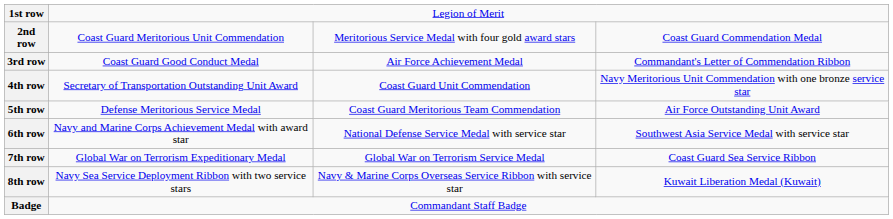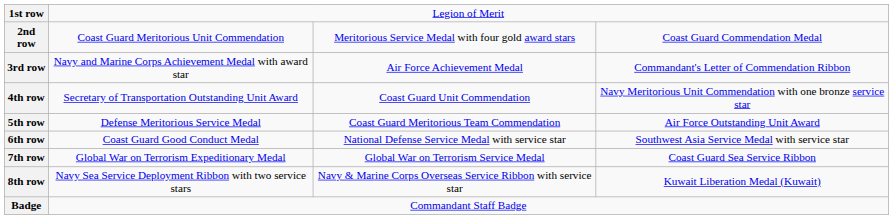(181, 61) Coast Guard Good Conduct Medal -> (181, 67) Navy and Marine Corps Achievement Medal with award star
(181, 133) Navy and Marine Corps Achievement Medal with award star -> (181, 139) Coast Guard Good Conduct Medal
